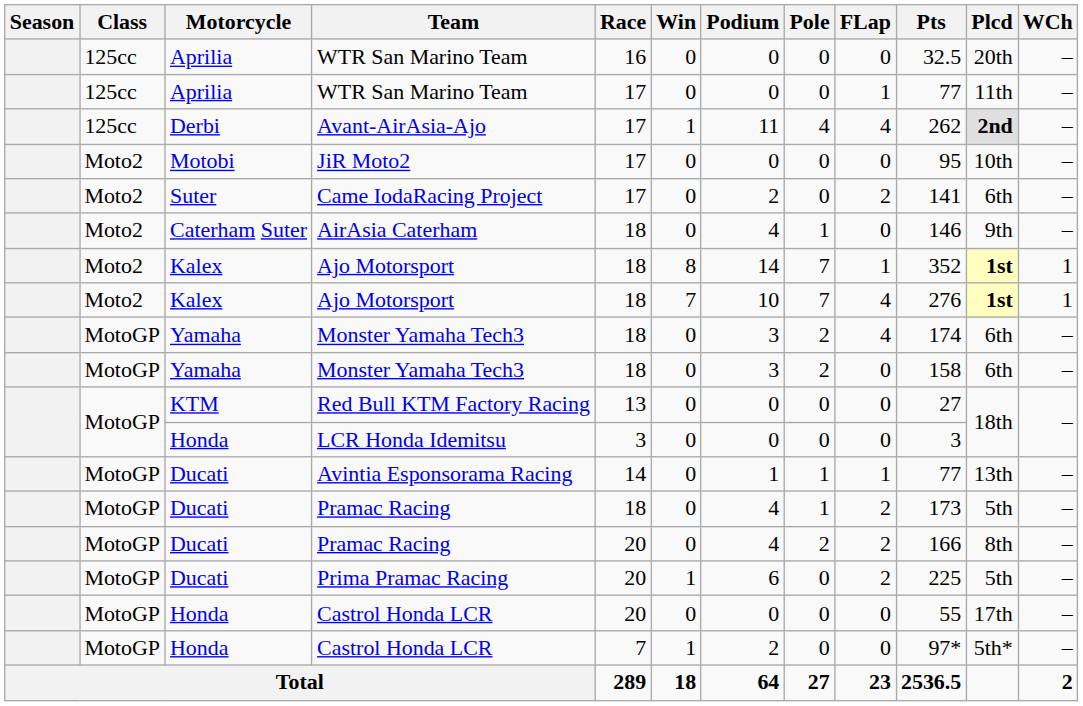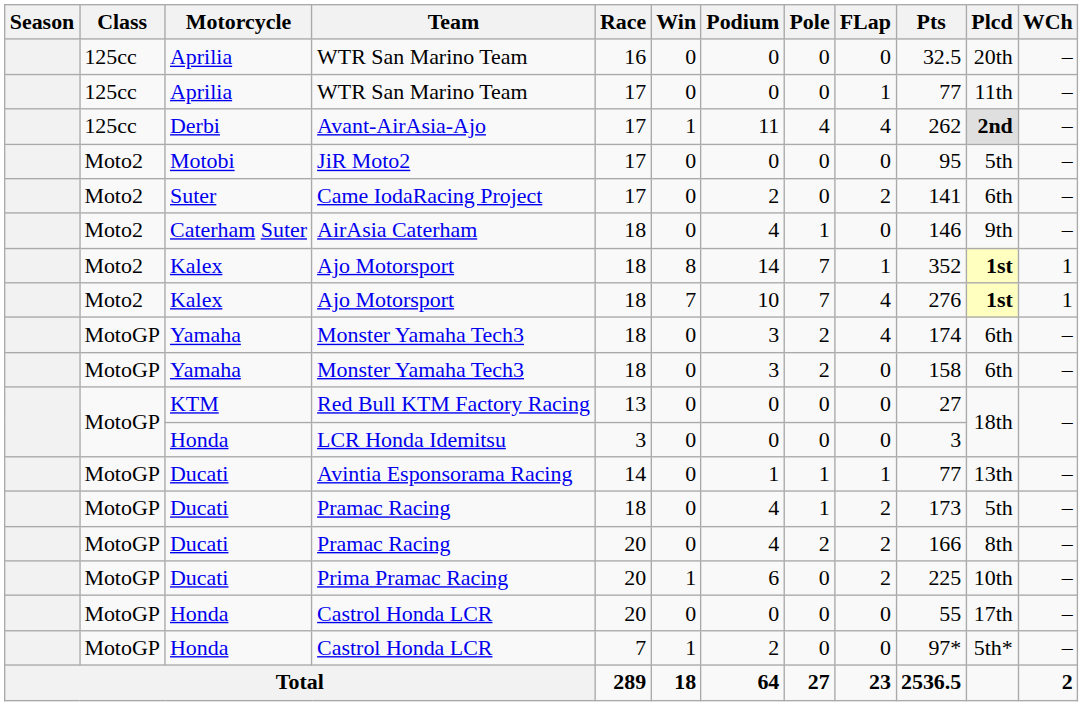(993, 160) 10th -> (999, 160) 5th
(999, 578) 5th -> (993, 578) 10th
